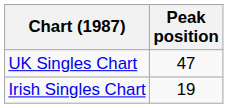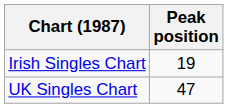rows swapped: (77, 90) <-> (73, 63)
